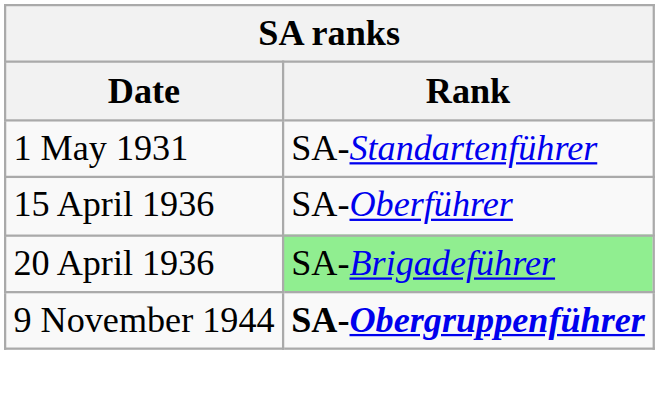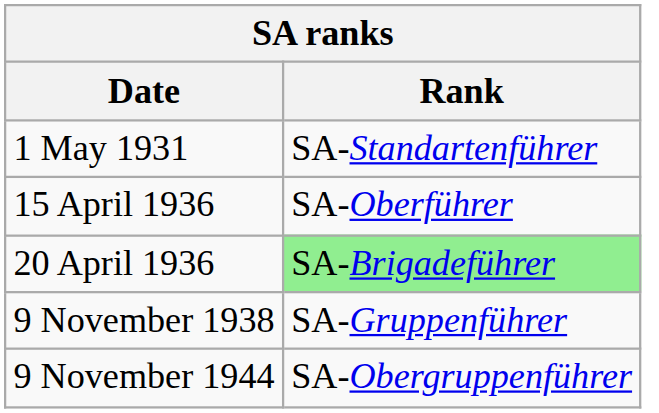+ row: (144, 319)
(468, 319) bold -> (462, 377) normal
